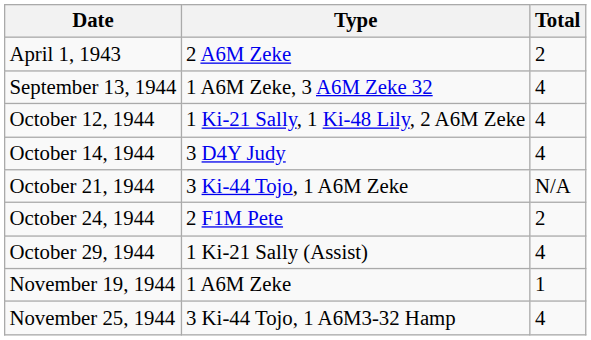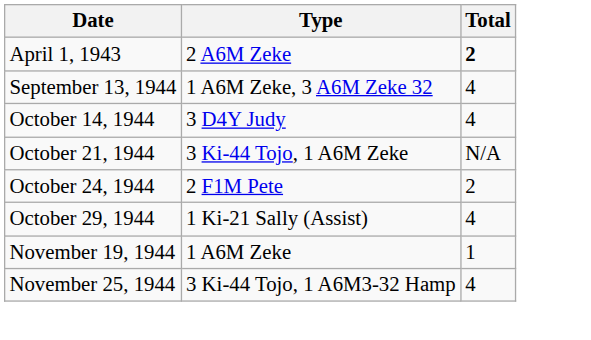(540, 53) normal -> (470, 53) bold
- row: (82, 119)
